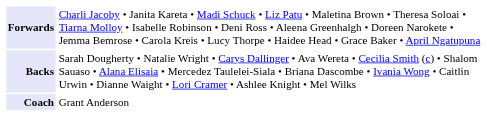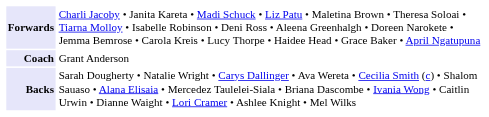rows swapped: (40, 71) <-> (39, 102)
